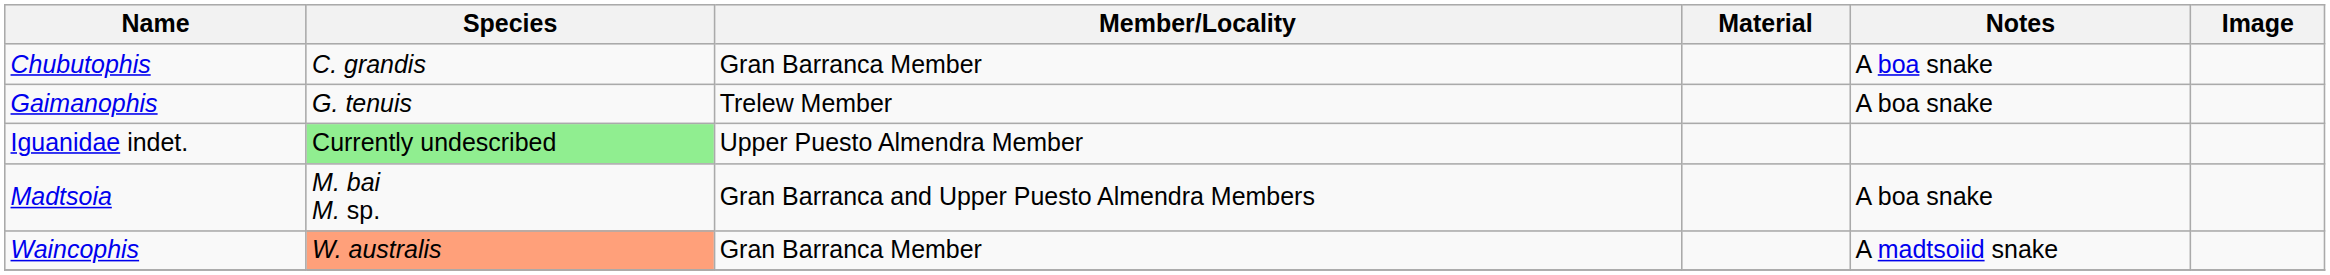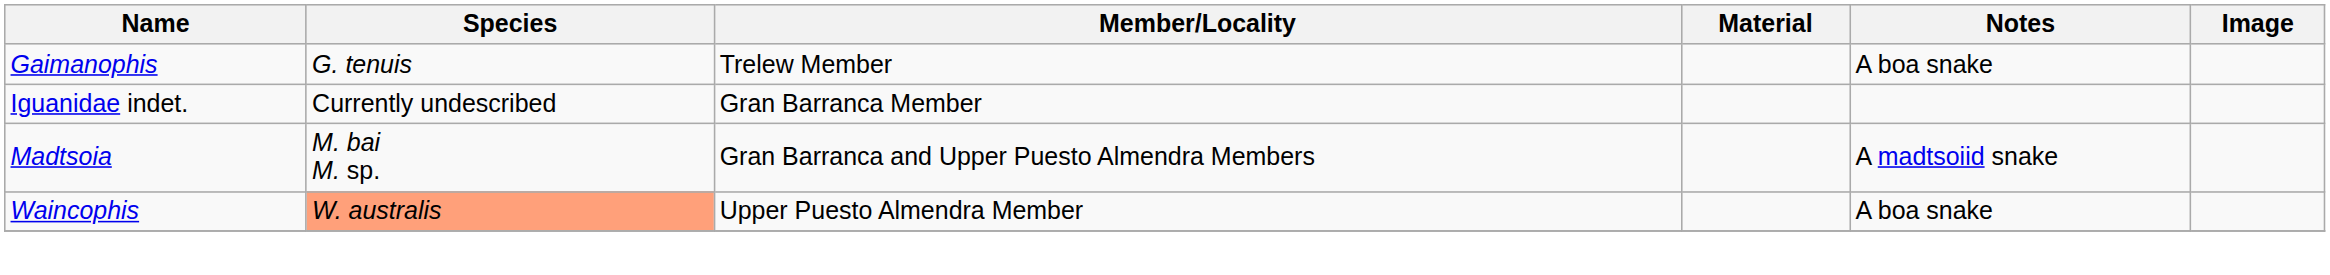- row: (81, 63)
(434, 143) lightgreen background -> (434, 103) no background
(901, 143) Upper Puesto Almendra Member -> (851, 103) Gran Barranca Member
(1924, 196) A boa snake -> (1957, 157) A madtsoiid snake
(851, 250) Gran Barranca Member -> (901, 210) Upper Puesto Almendra Member
(1957, 250) A madtsoiid snake -> (1924, 210) A boa snake
